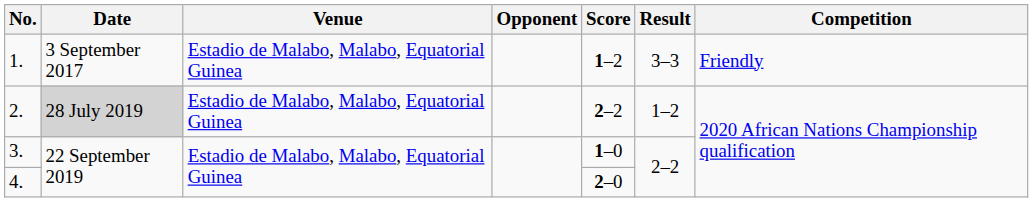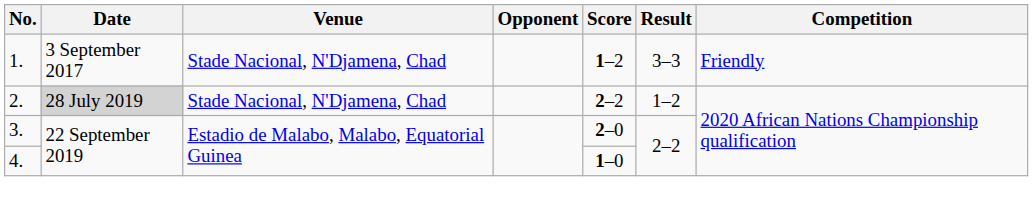(336, 60) Estadio de Malabo, Malabo, Equatorial Guinea -> (317, 60) Stade Nacional, N'Djamena, Chad
(336, 111) Estadio de Malabo, Malabo, Equatorial Guinea -> (317, 100) Stade Nacional, N'Djamena, Chad
(608, 151) 1–0 -> (609, 130) 2–0
(608, 181) 2–0 -> (609, 160) 1–0
